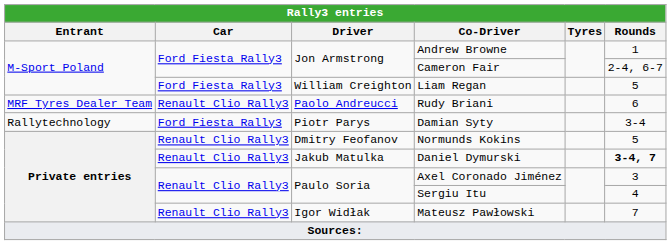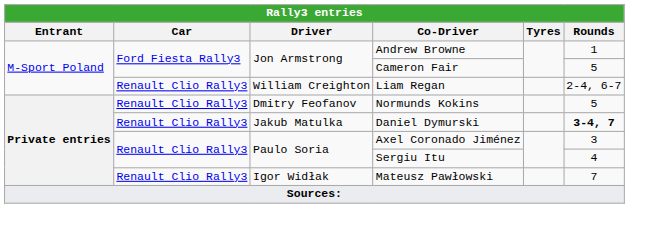(635, 68) 2-4, 6-7 -> (594, 68) 5
(220, 86) Ford Fiesta Rally3 -> (182, 86) Renault Clio Rally3
(635, 86) 5 -> (594, 86) 2-4, 6-7
- row: (455, 104)
- row: (455, 122)
